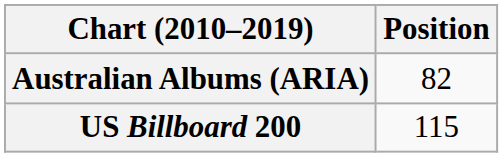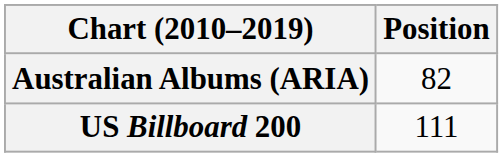(436, 126) 115 -> (436, 126) 111
